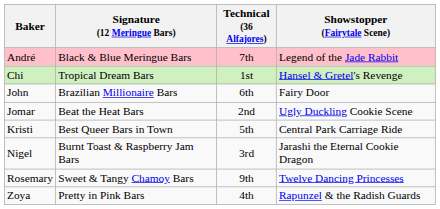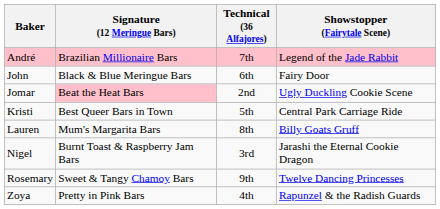(125, 57) Black & Blue Meringue Bars -> (118, 57) Brazilian Millionaire Bars
- row: (15, 75)
(118, 93) Brazilian Millionaire Bars -> (125, 75) Black & Blue Meringue Bars
(101, 111) no background -> (101, 93) pink background
+ row: (23, 129)
